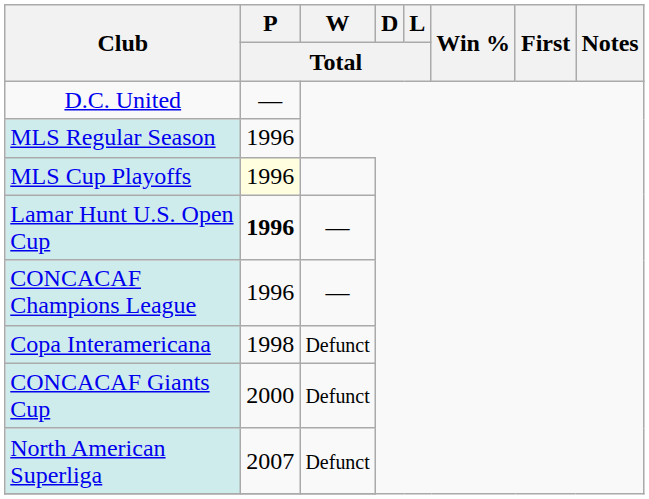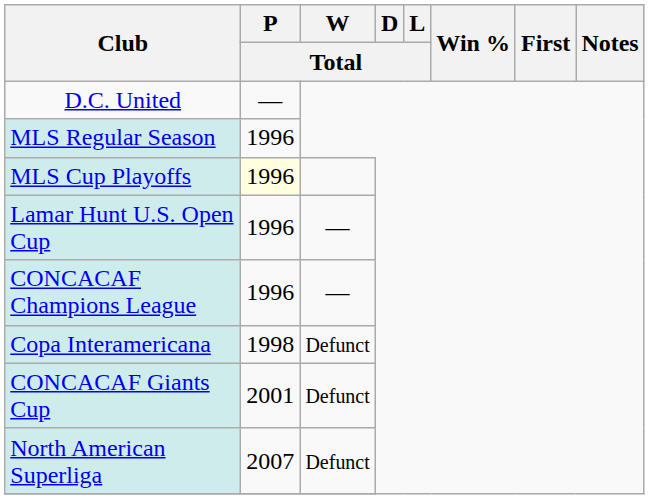(270, 227) bold -> (270, 227) normal
(270, 395) 2000 -> (270, 395) 2001
